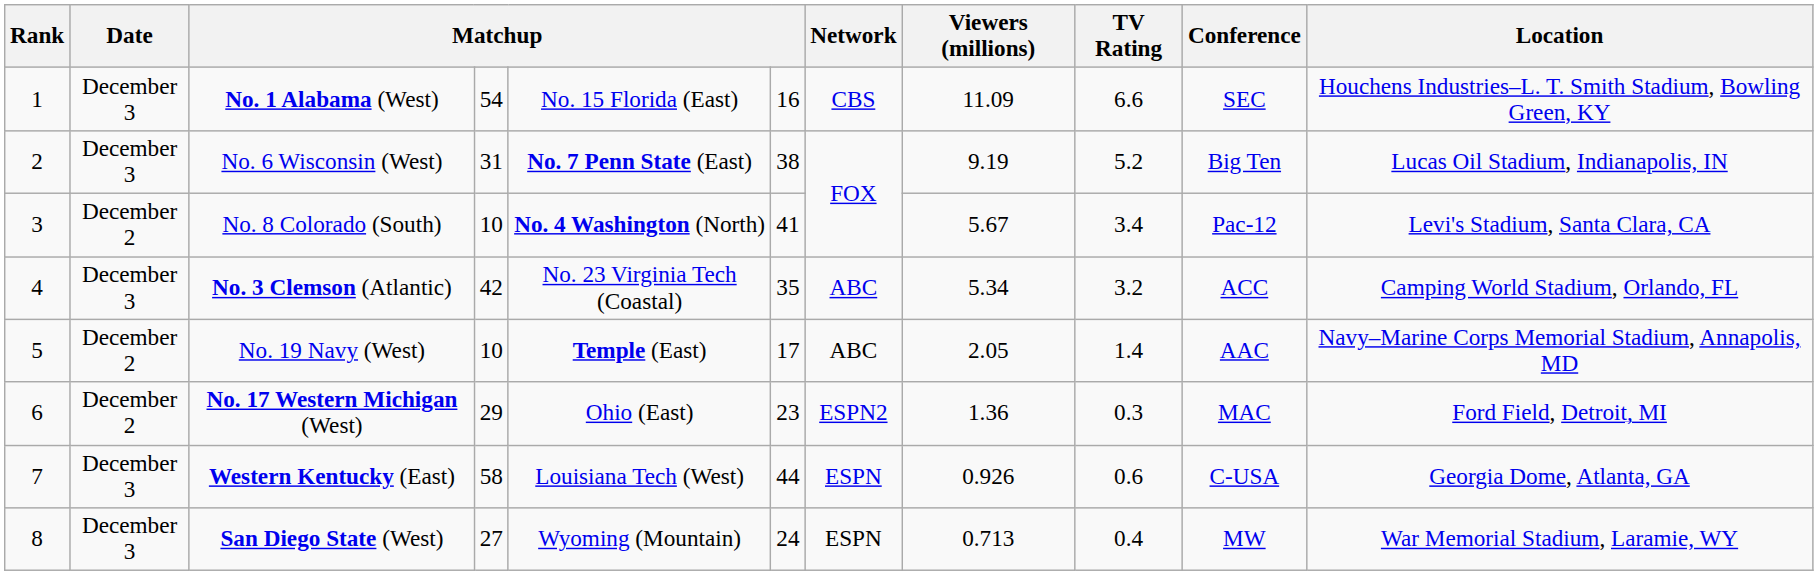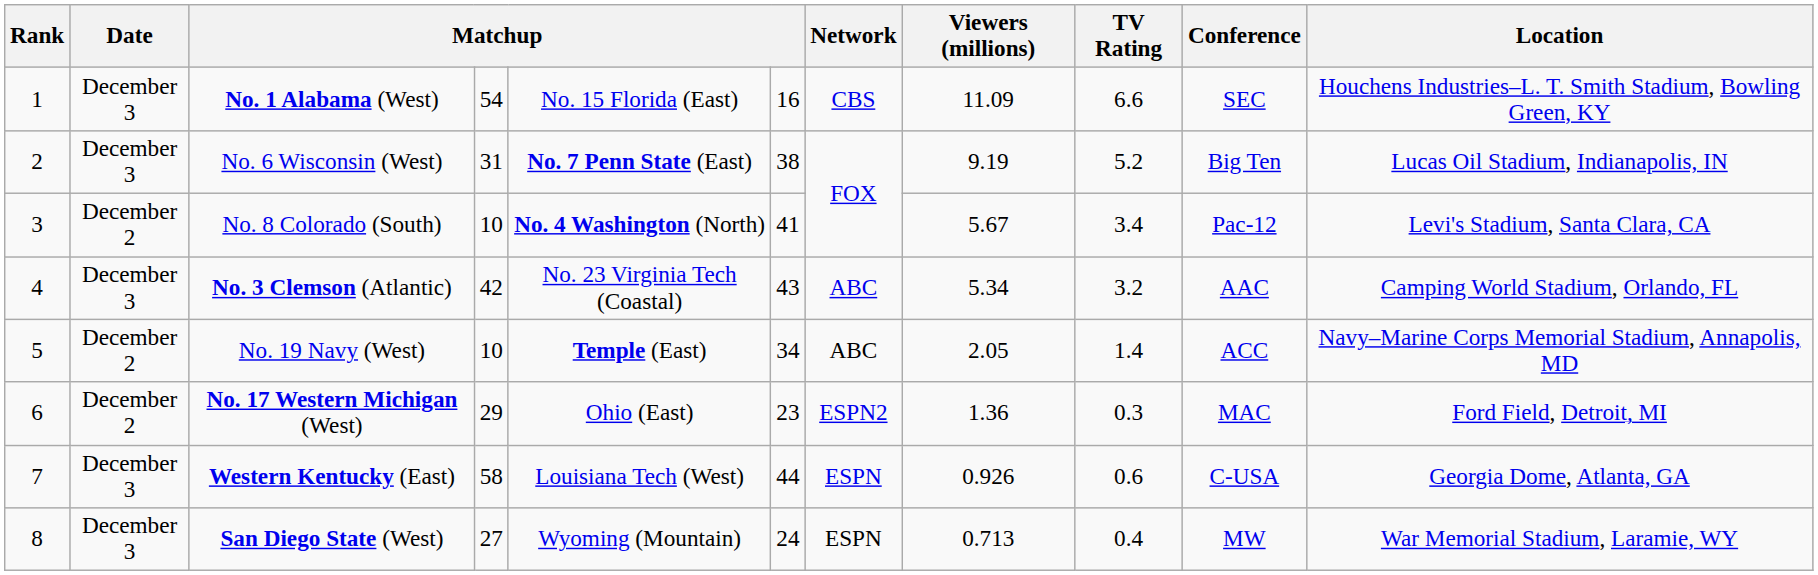(788, 287) 35 -> (788, 287) 43
(1244, 287) ACC -> (1244, 287) AAC
(788, 350) 17 -> (788, 350) 34
(1244, 350) AAC -> (1244, 350) ACC
